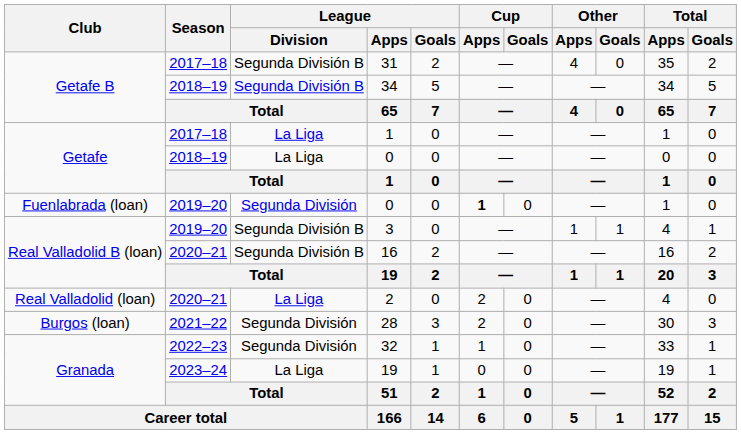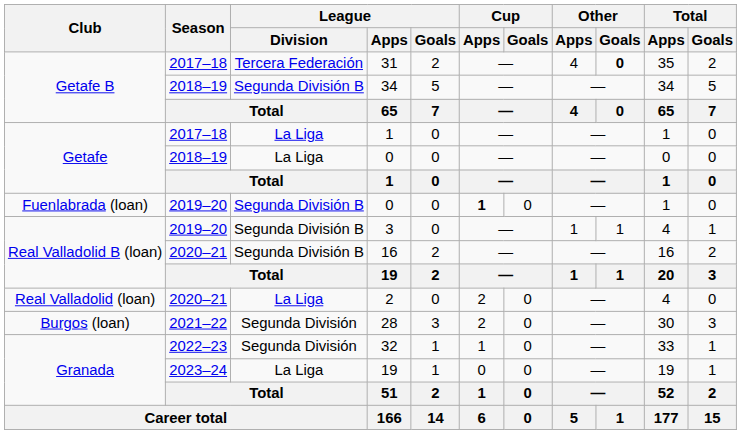(299, 63) Segunda División B -> (299, 63) Tercera Federación
(620, 63) normal -> (620, 63) bold
(299, 205) Segunda División -> (299, 205) Segunda División B
